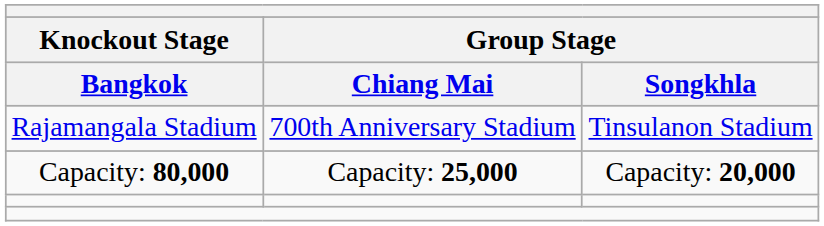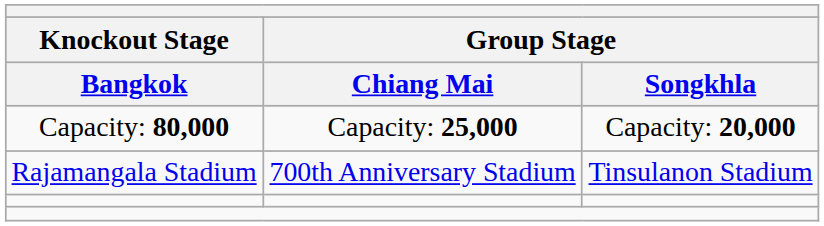rows swapped: (134, 127) <-> (134, 171)
